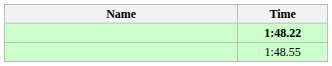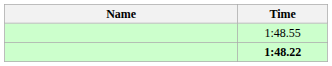rows swapped: (283, 33) <-> (283, 52)
